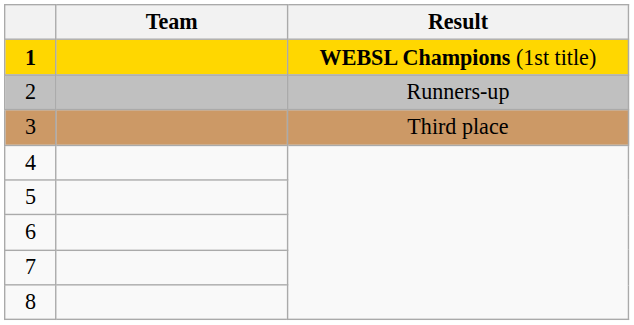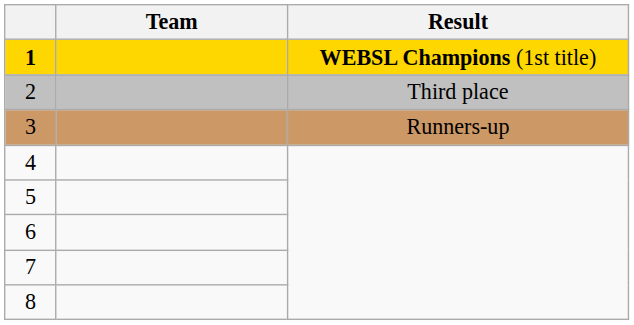(458, 92) Runners-up -> (458, 92) Third place
(458, 127) Third place -> (458, 127) Runners-up
